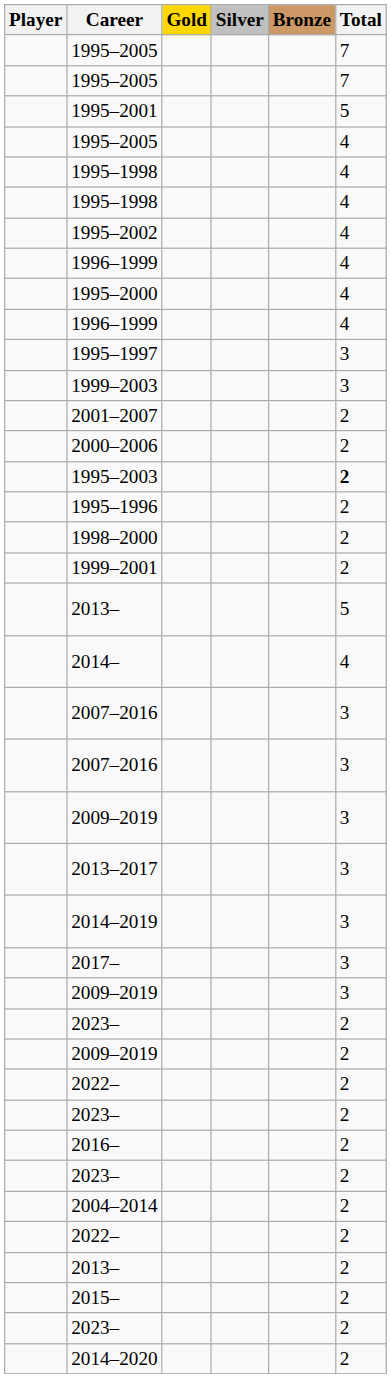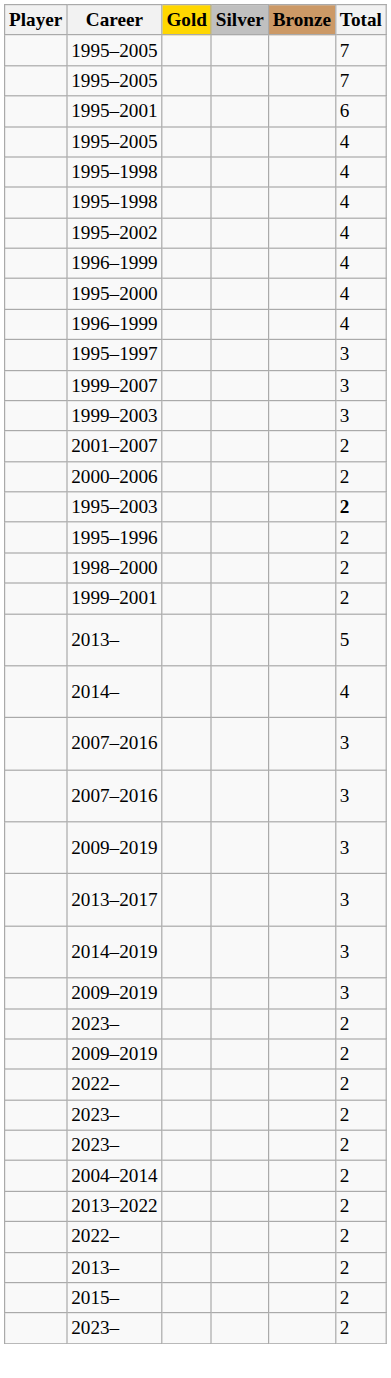(345, 111) 5 -> (345, 111) 6
+ row: (36, 385)
- row: (36, 963)
- row: (36, 1145)
+ row: (36, 1206)
- row: (36, 1359)
